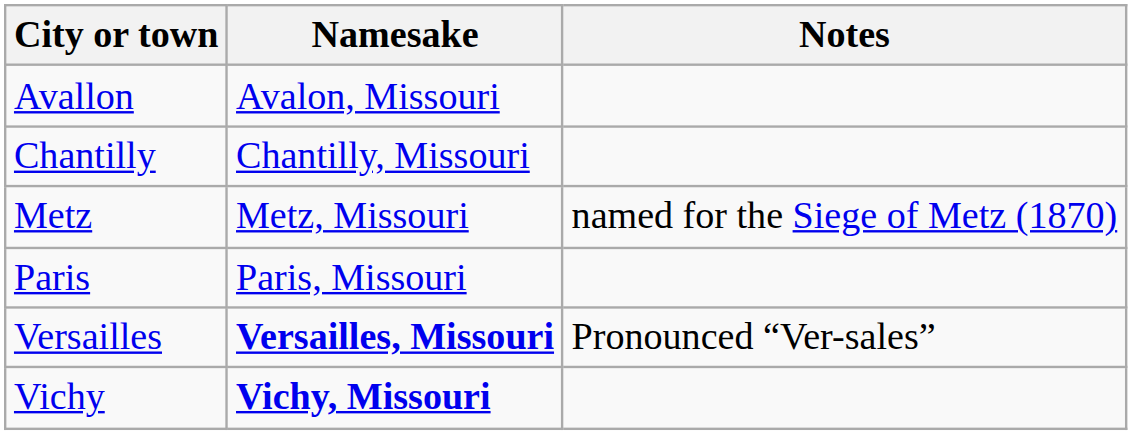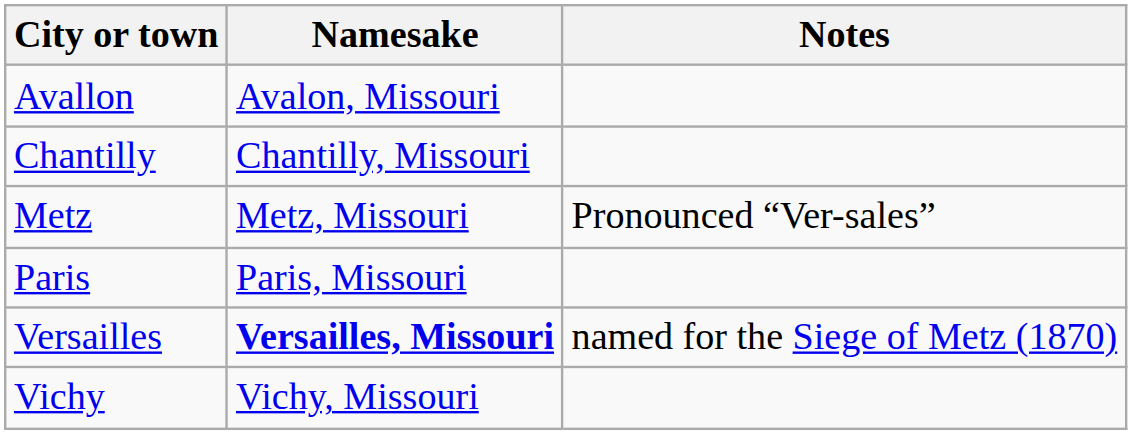(844, 215) named for the Siege of Metz (1870) -> (754, 215) Pronounced “Ver-sales”
(754, 336) Pronounced “Ver-sales” -> (844, 336) named for the Siege of Metz (1870)
(363, 397) bold -> (357, 397) normal
